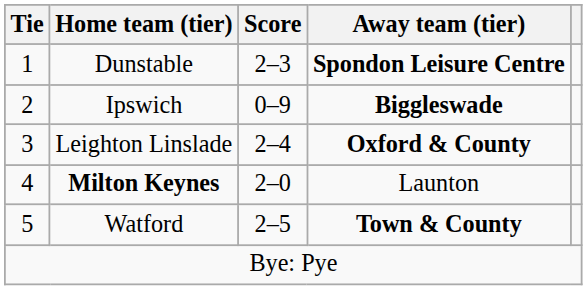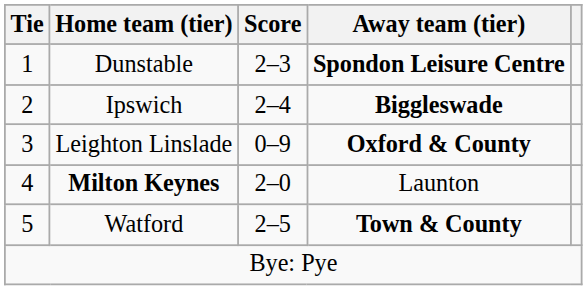(273, 103) 0–9 -> (273, 103) 2–4
(273, 143) 2–4 -> (273, 143) 0–9
